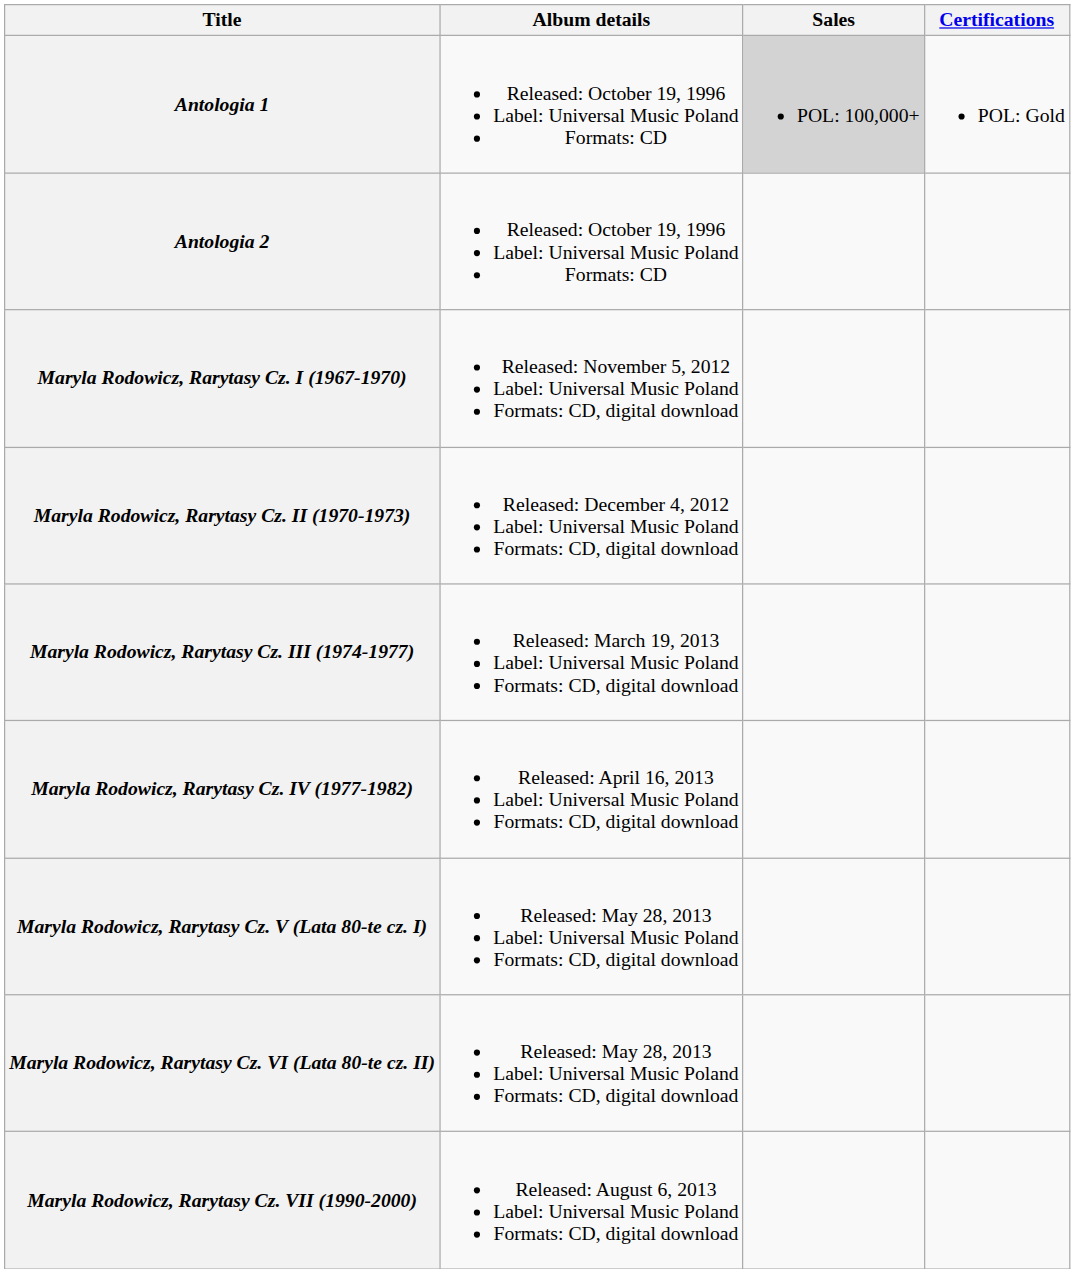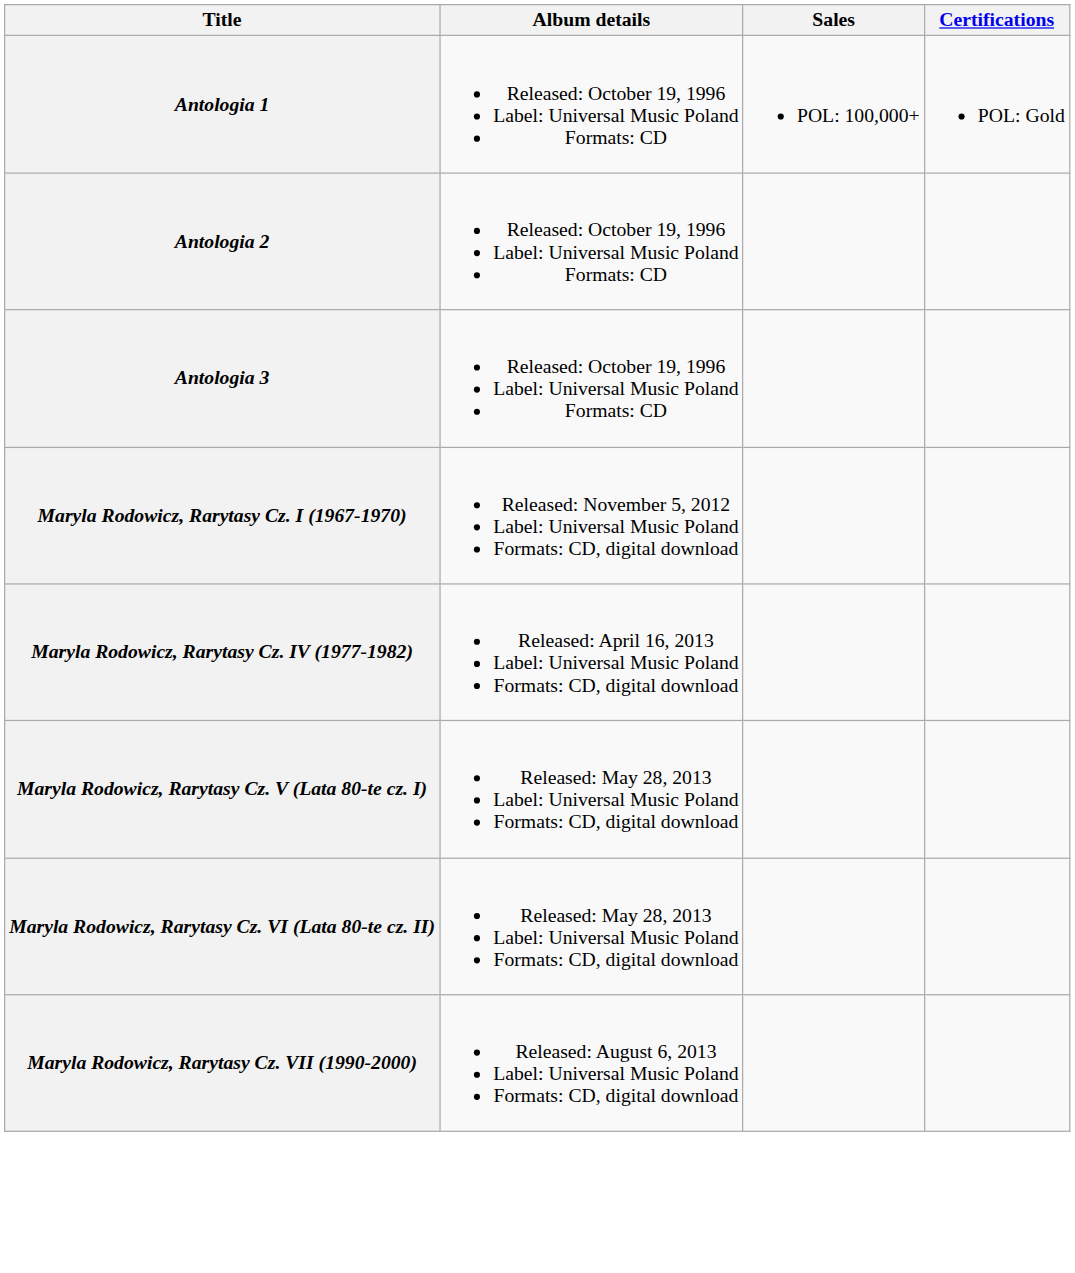(834, 115) lightgrey background -> (834, 115) no background
+ row: (222, 378)
- row: (222, 515)
- row: (222, 652)
